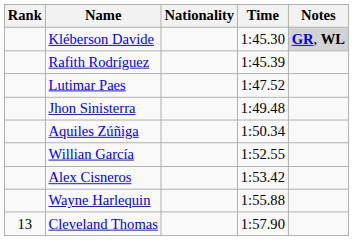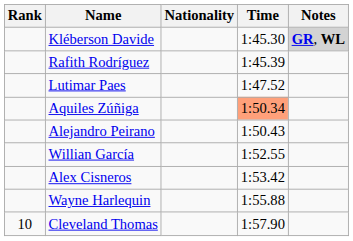- row: (92, 108)
(263, 131) no background -> (263, 108) lightsalmon background
+ row: (102, 131)
(25, 223) 13 -> (25, 223) 10
